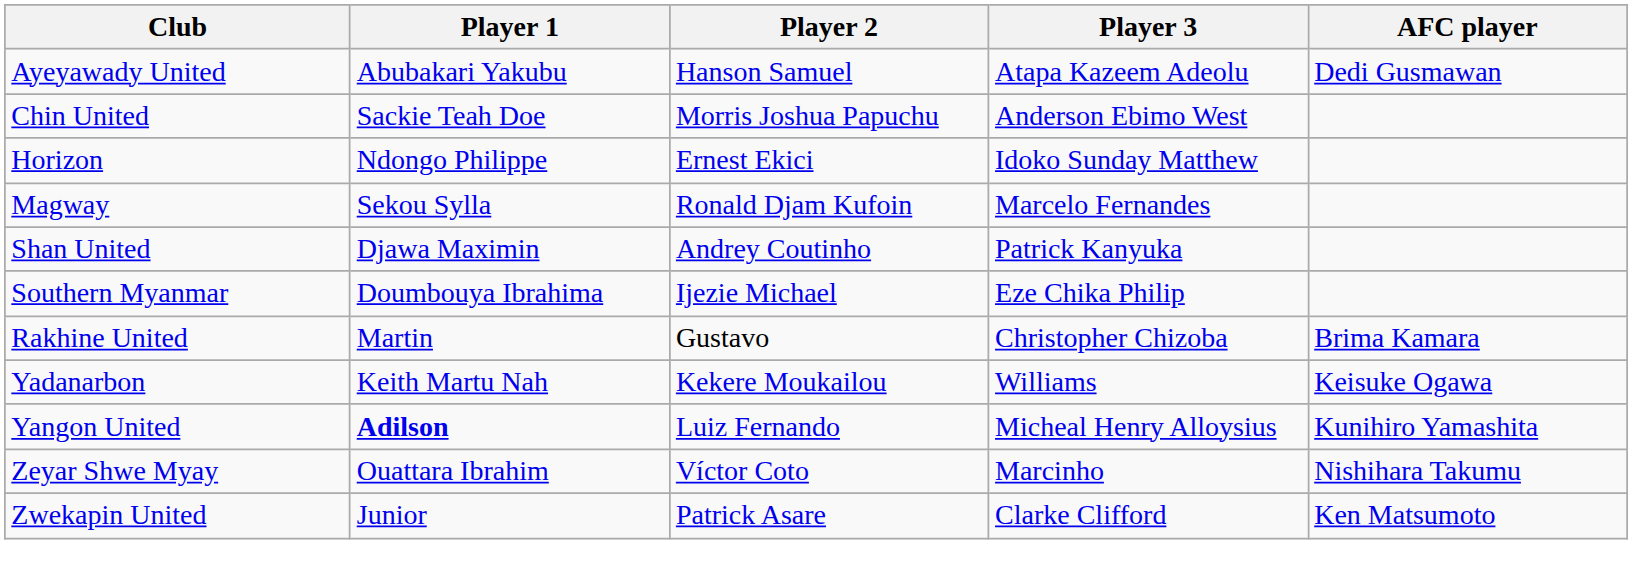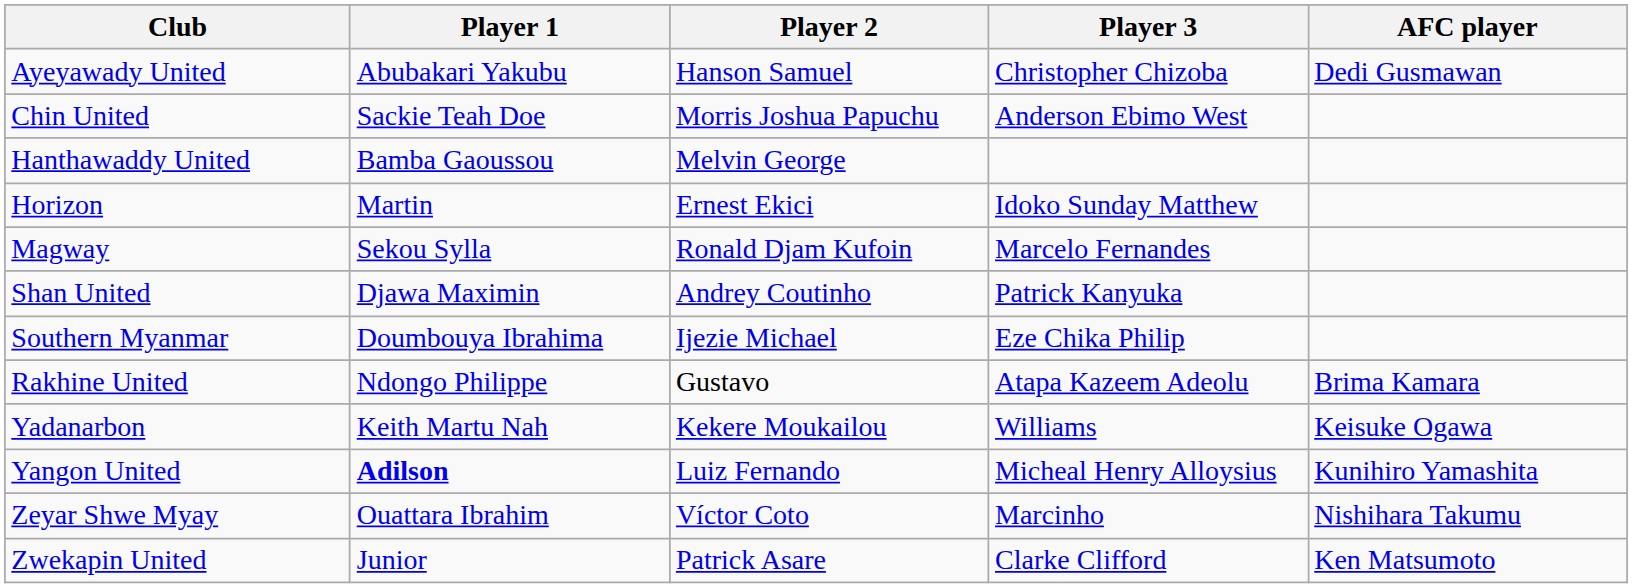(1122, 71) Atapa Kazeem Adeolu -> (1111, 71) Christopher Chizoba
+ row: (131, 159)
(452, 159) Ndongo Philippe -> (395, 204) Martin
(395, 337) Martin -> (452, 381) Ndongo Philippe
(1111, 337) Christopher Chizoba -> (1122, 381) Atapa Kazeem Adeolu
